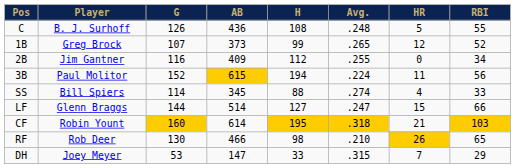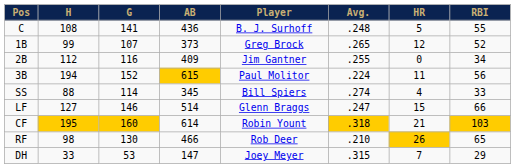columns swapped: (92, 12) <-> (298, 12)
(176, 28) 126 -> (129, 28) 141
(176, 108) 144 -> (129, 108) 146
